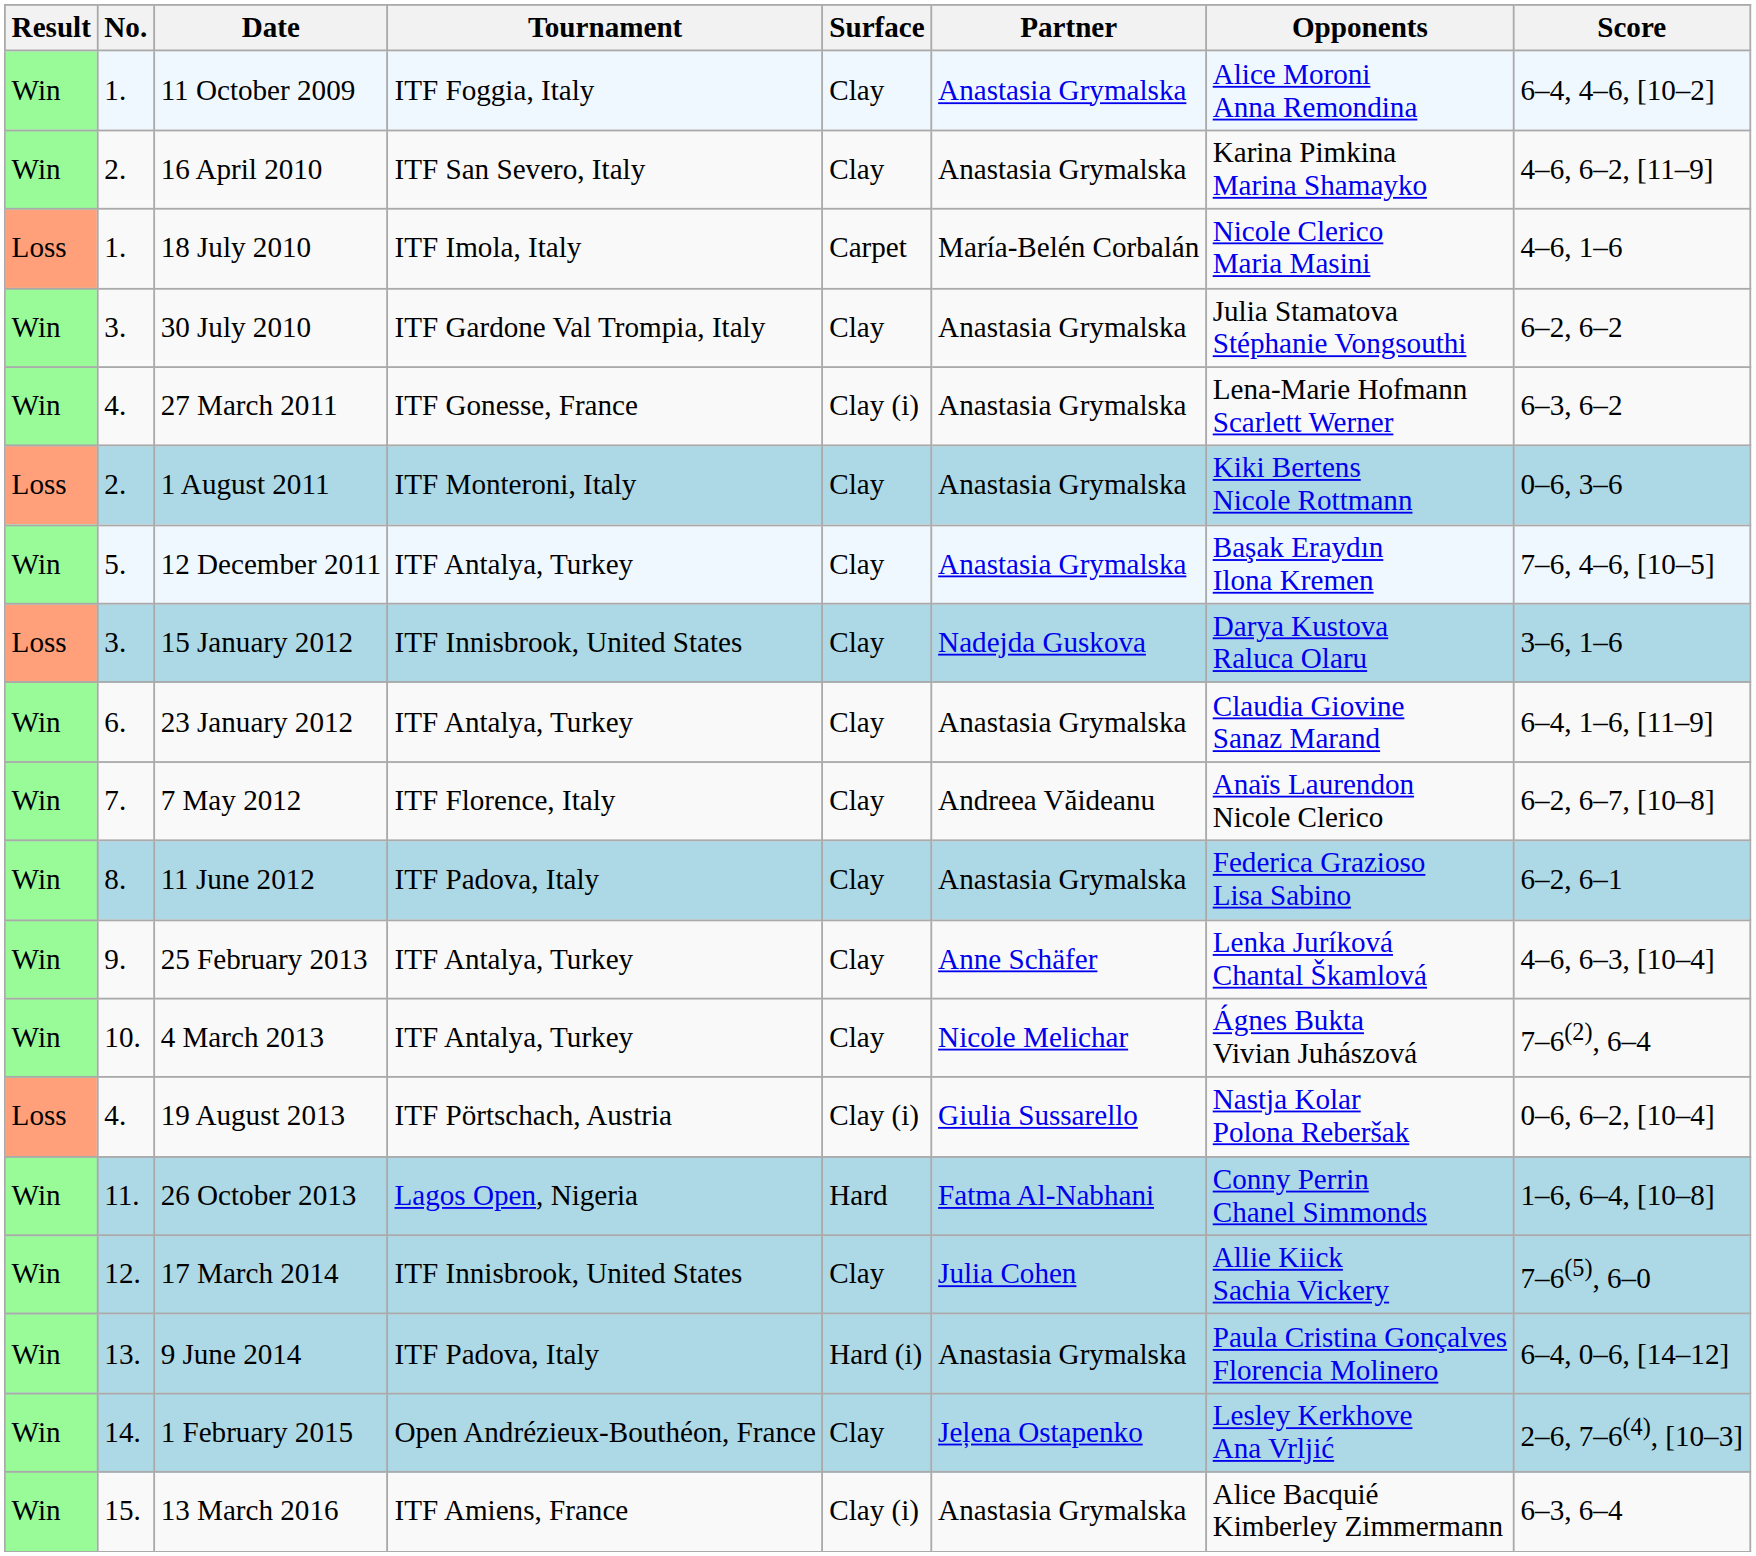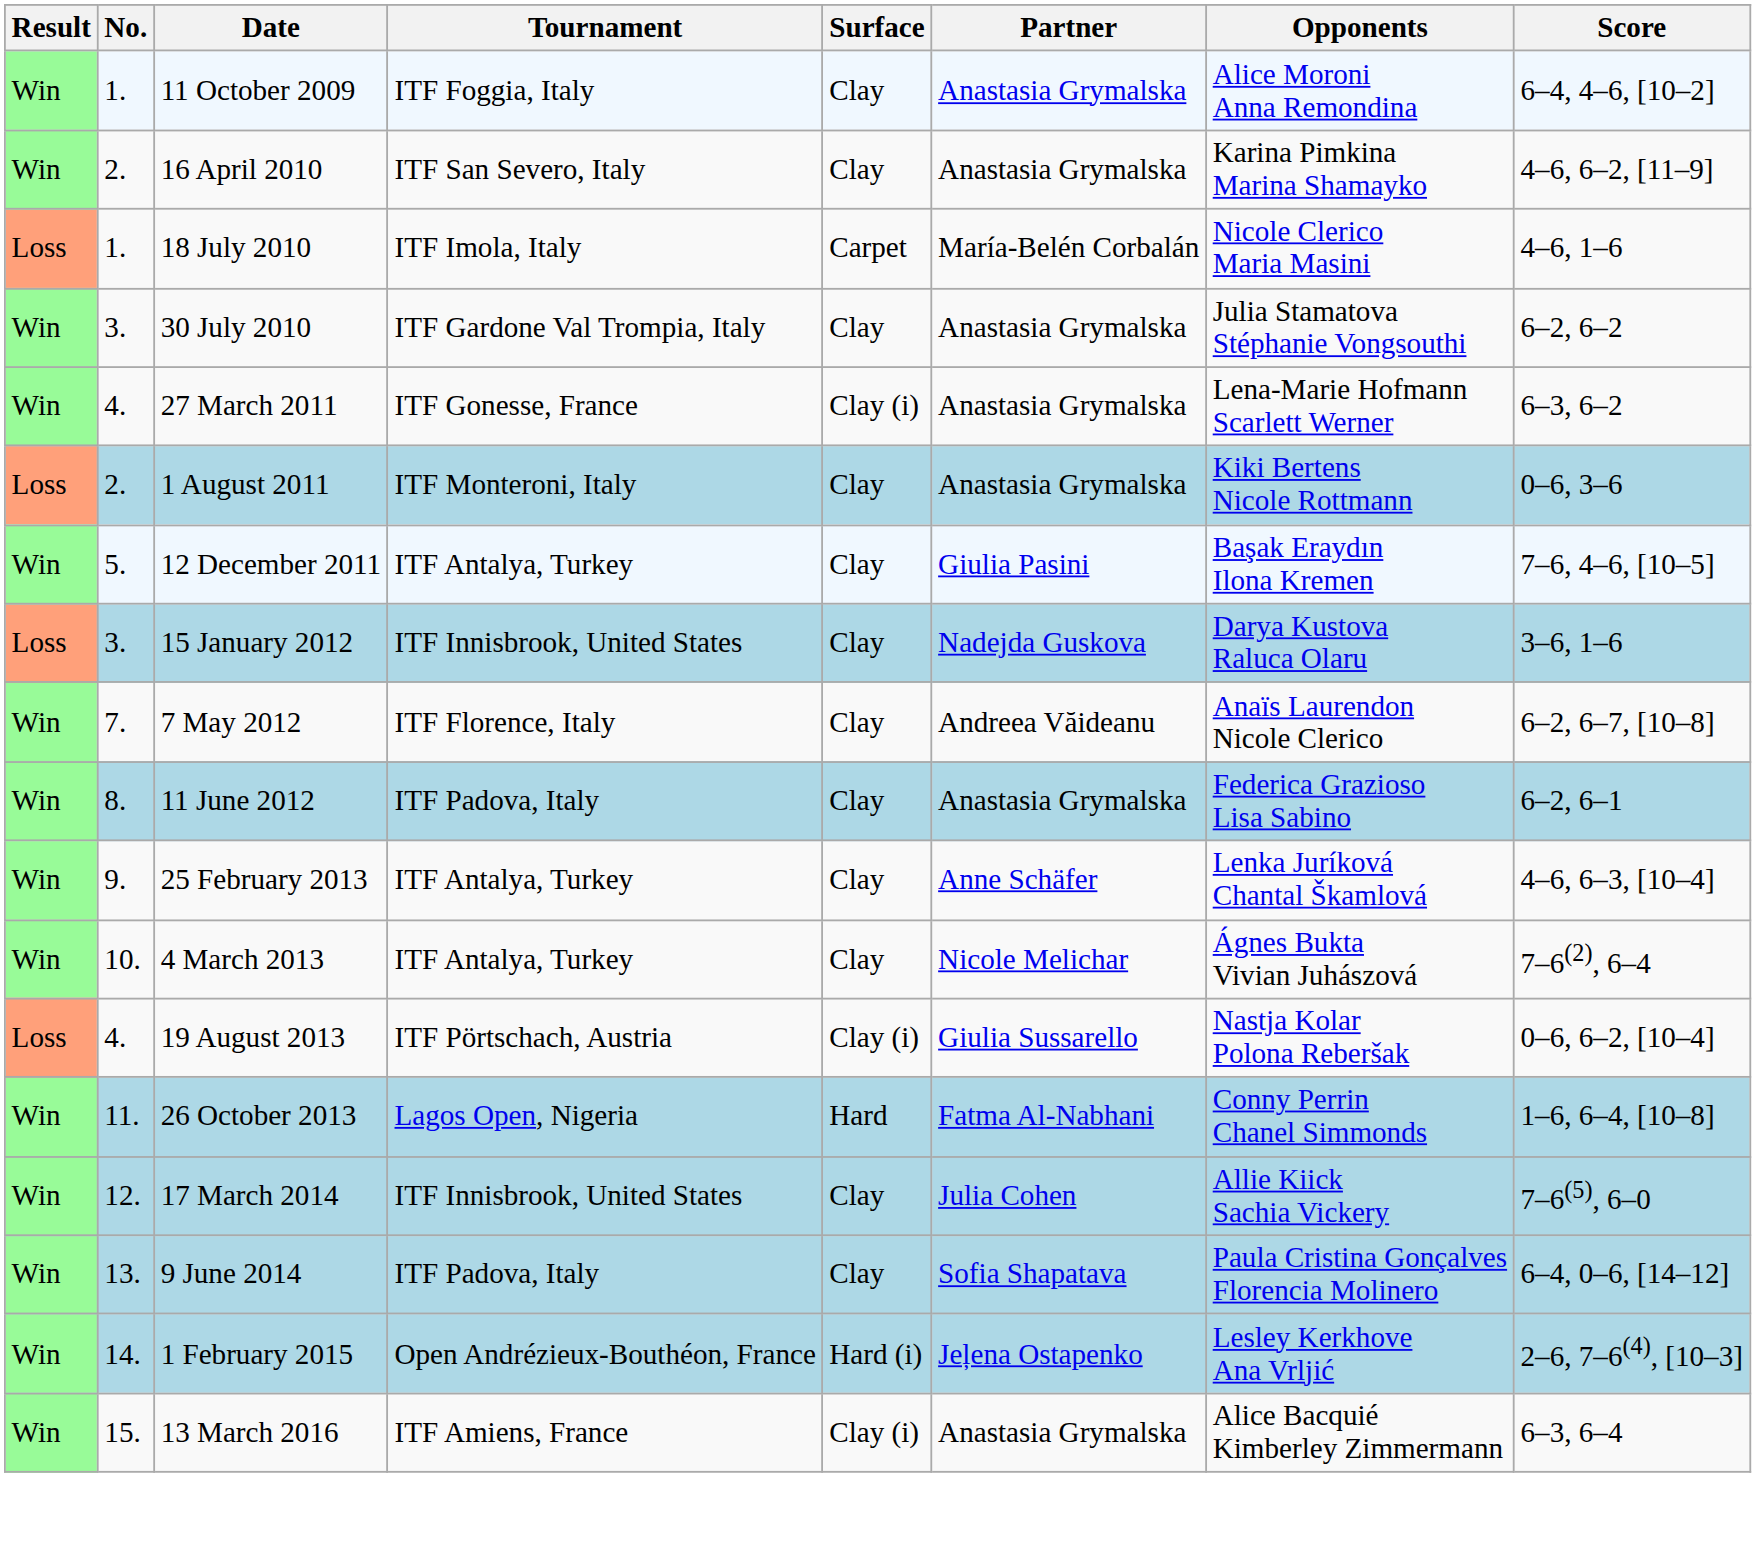(1062, 563) Anastasia Grymalska -> (1014, 563) Giulia Pasini
- row: (257, 721)
(876, 1353) Hard (i) -> (857, 1274) Clay
(1062, 1353) Anastasia Grymalska -> (1032, 1274) Sofia Shapatava
(857, 1432) Clay -> (876, 1353) Hard (i)
